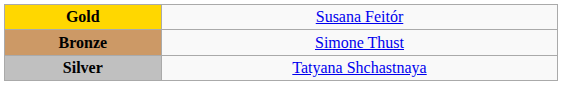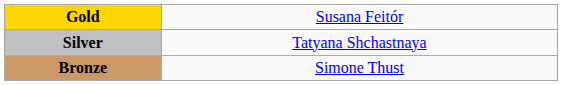rows swapped: (83, 67) <-> (83, 42)
